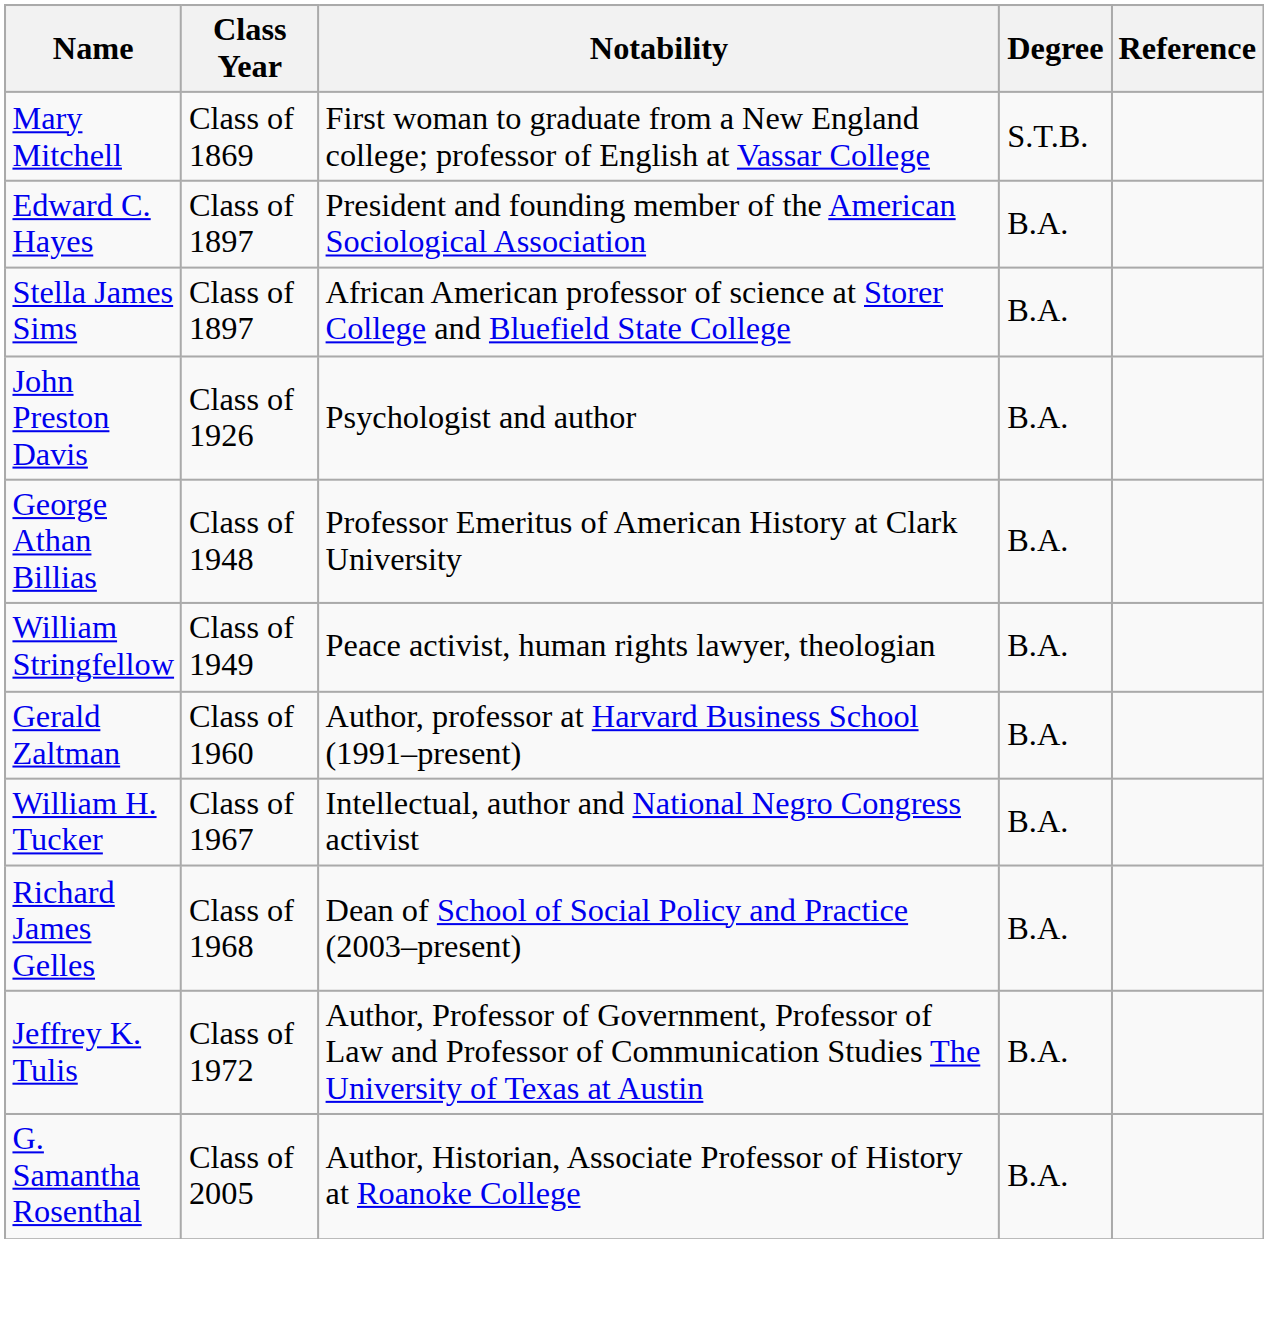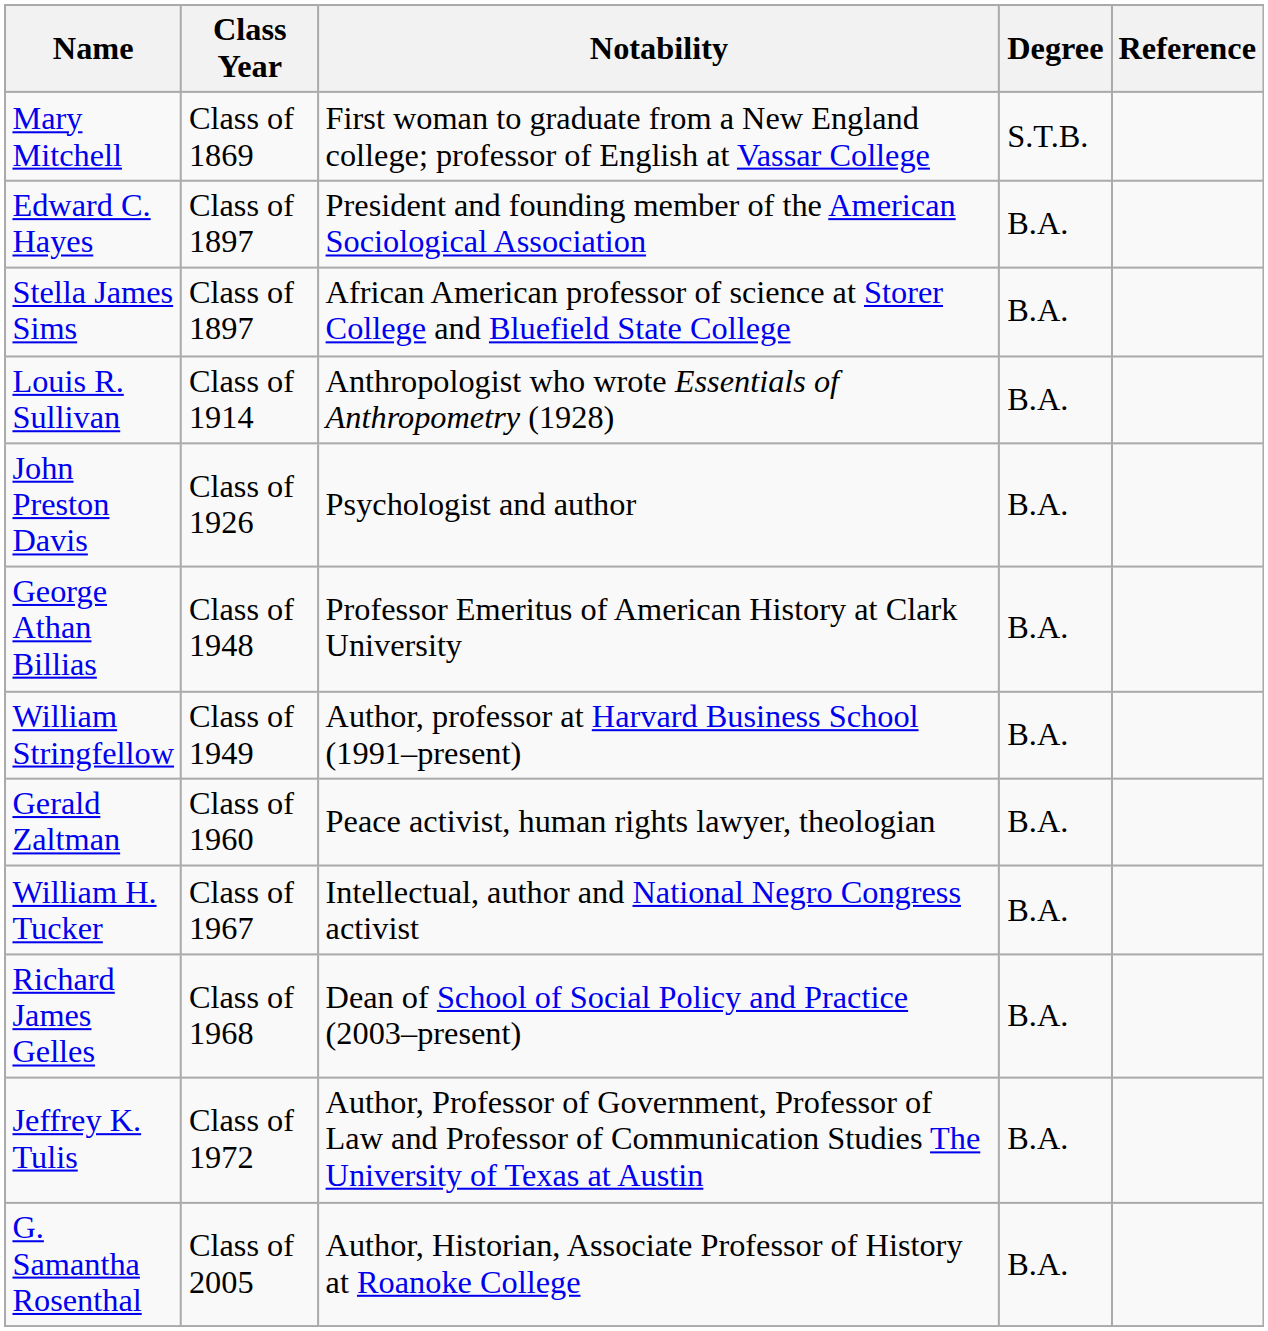+ row: (68, 398)
(631, 646) Peace activist, human rights lawyer, theologian -> (622, 734) Author, professor at Harvard Business School (1991–present)
(622, 734) Author, professor at Harvard Business School (1991–present) -> (631, 821) Peace activist, human rights lawyer, theologian
